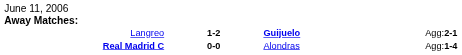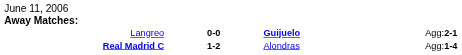(214, 33) 1-2 -> (214, 33) 0-0
(214, 45) 0-0 -> (214, 45) 1-2
